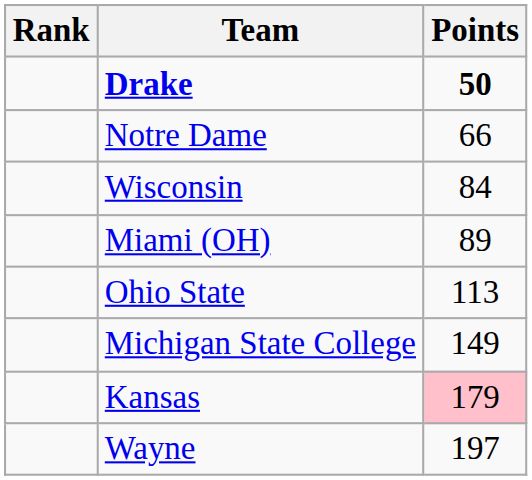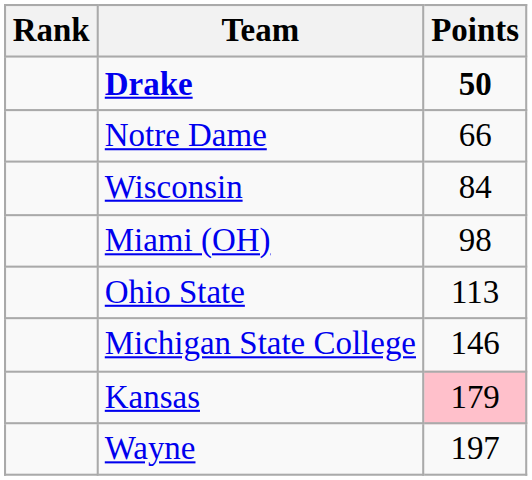(475, 239) 89 -> (475, 239) 98
(475, 344) 149 -> (475, 344) 146
